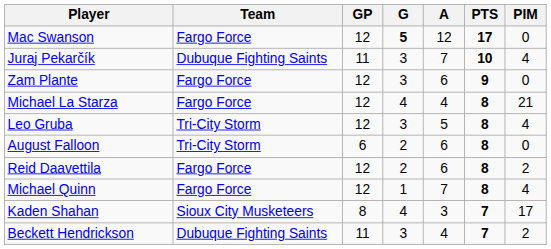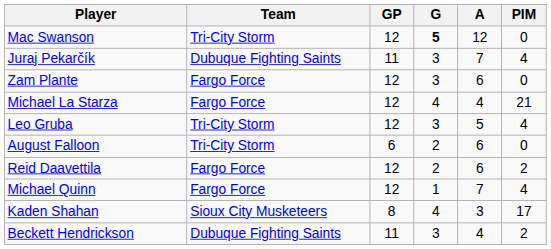- column: (485, 15)
(214, 37) Fargo Force -> (232, 37) Tri-City Storm
